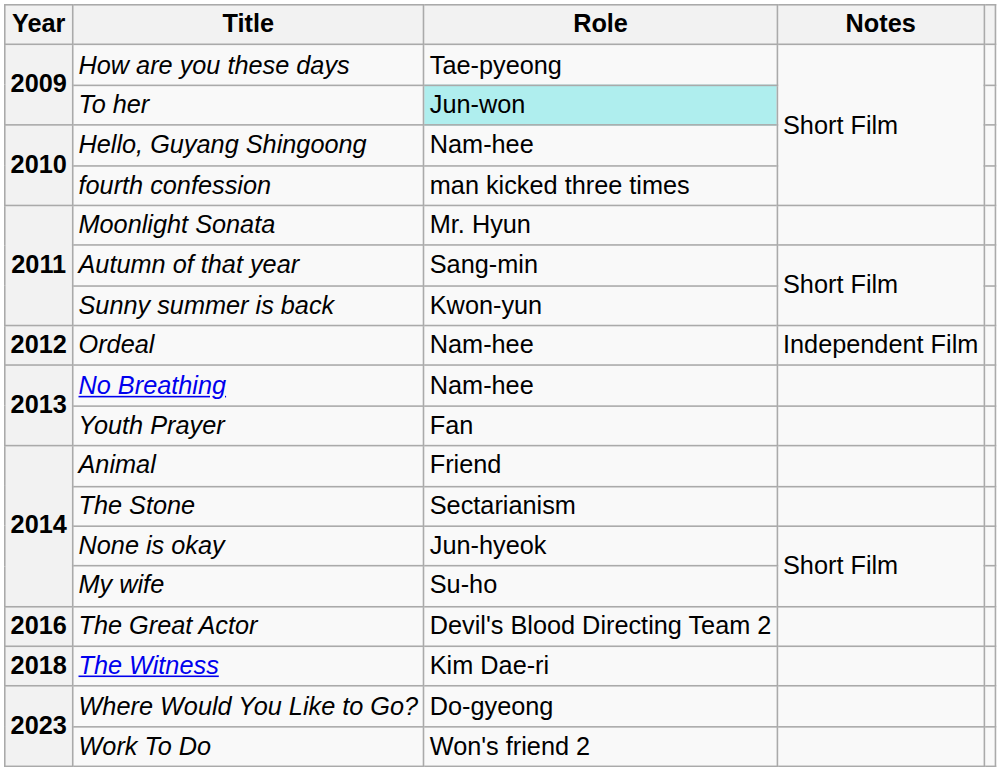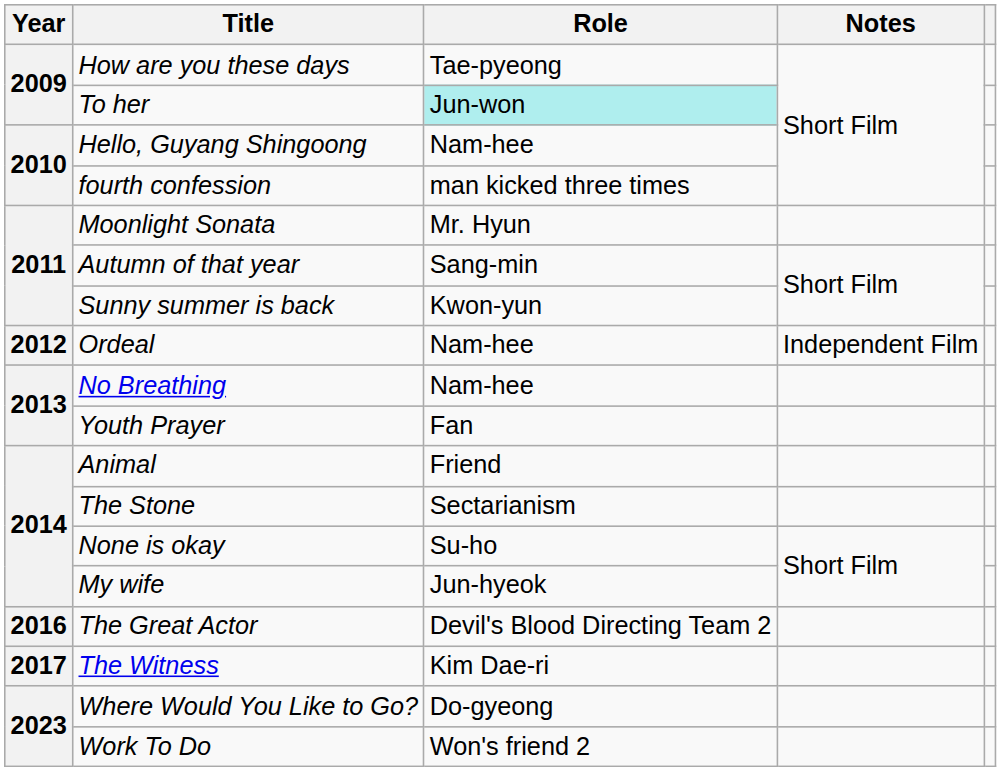(488, 545) Jun-hyeok -> (463, 545) Su-ho
(463, 585) Su-ho -> (488, 585) Jun-hyeok
(39, 666) 2018 -> (39, 666) 2017
